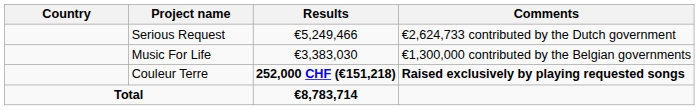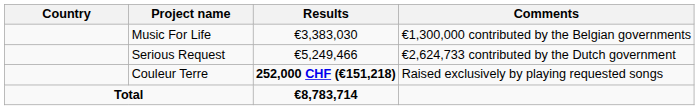rows swapped: (171, 54) <-> (178, 34)
(543, 74) bold -> (532, 74) normal
